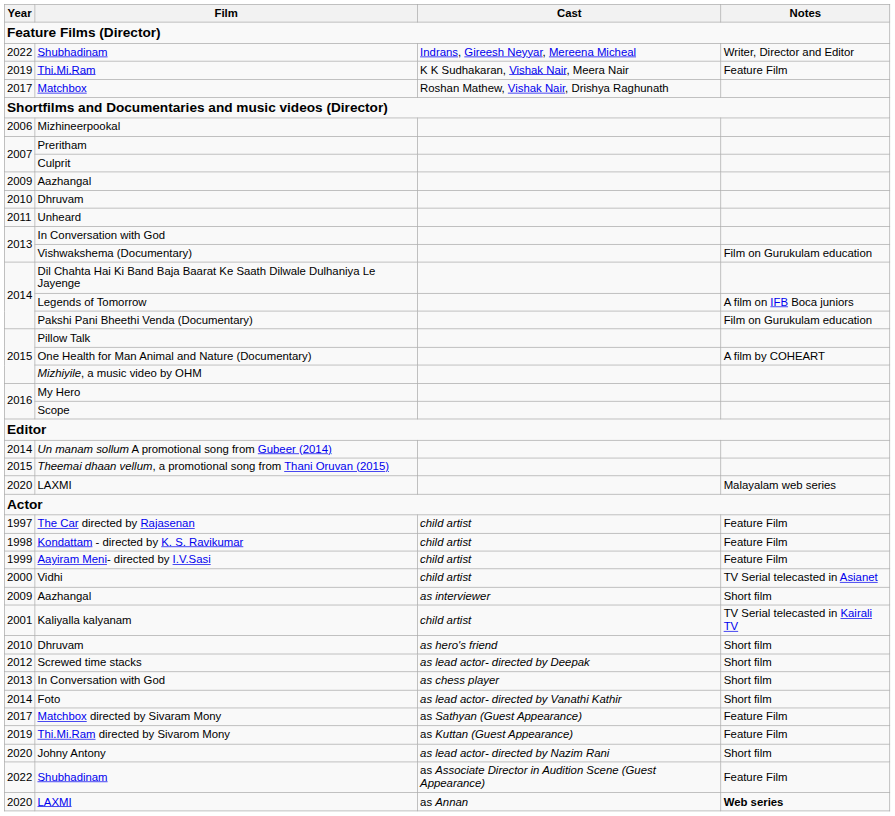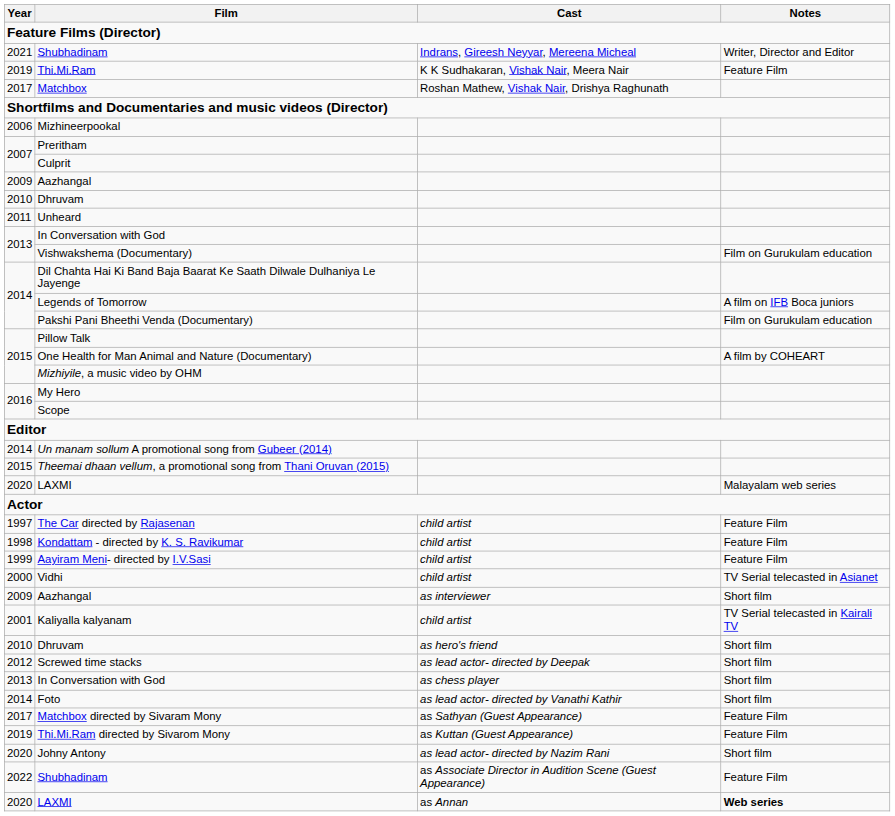(20, 52) 2022 -> (20, 52) 2021
